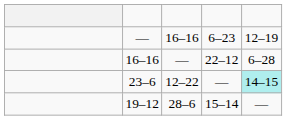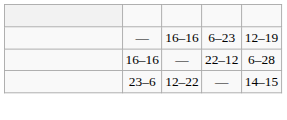(261, 82) paleturquoise background -> (261, 82) no background
- row: (142, 104)
